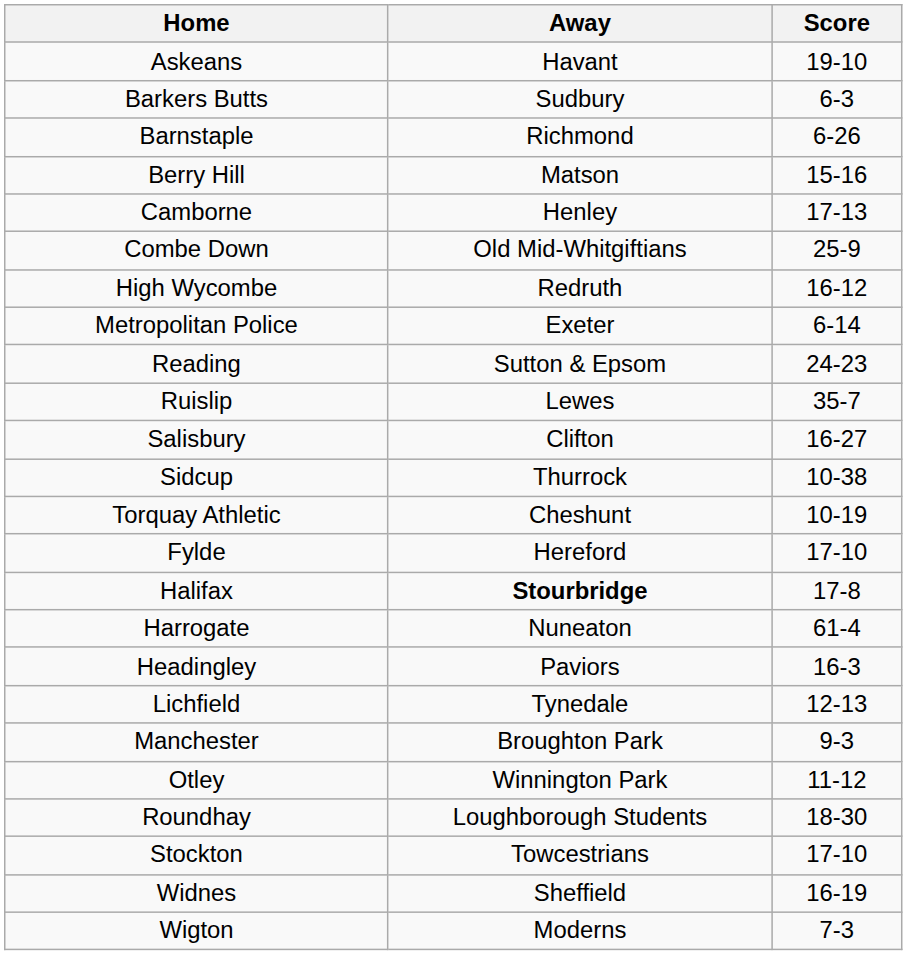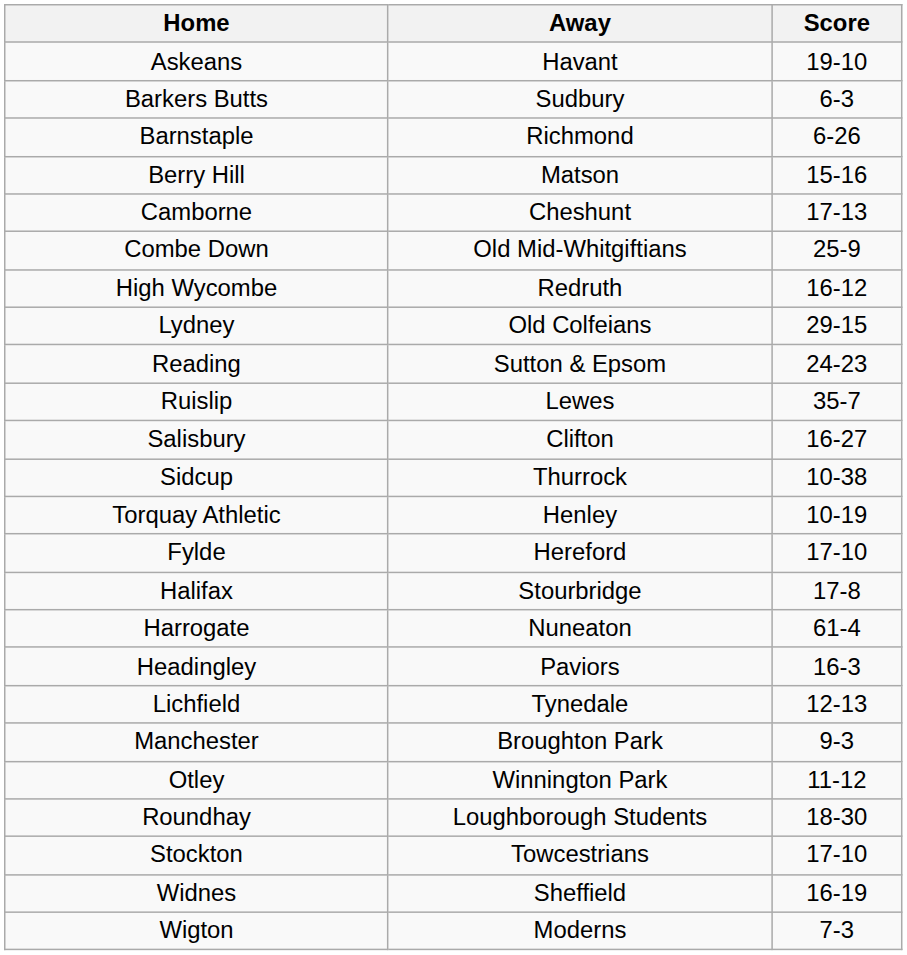(580, 212) Henley -> (580, 212) Cheshunt
+ row: (196, 325)
- row: (196, 325)
(580, 514) Cheshunt -> (580, 514) Henley
(580, 590) bold -> (580, 590) normal
